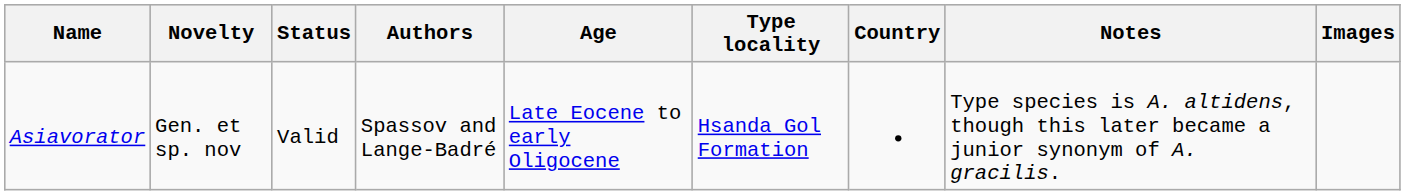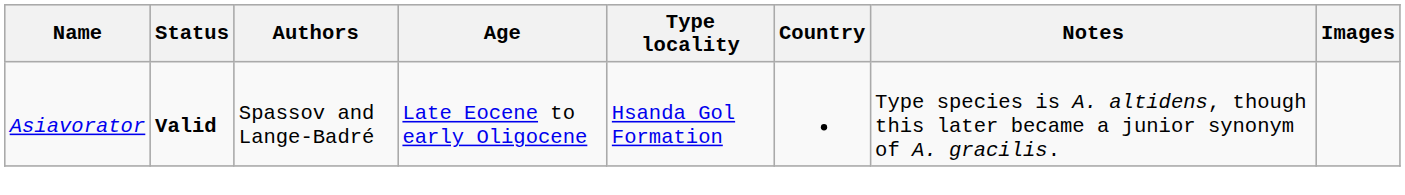- column: (211, 33)
(308, 138) normal -> (186, 126) bold
